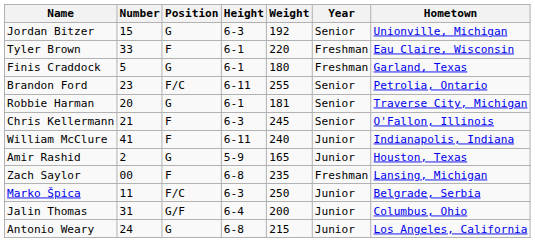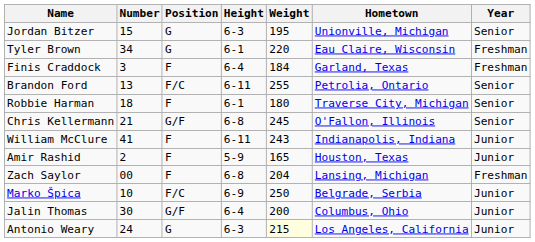columns swapped: (342, 14) <-> (451, 14)
(279, 32) 192 -> (279, 32) 195
(126, 50) 33 -> (126, 50) 34
(168, 50) F -> (168, 50) G
(123, 68) 5 -> (123, 68) 3
(168, 68) G -> (168, 68) F
(234, 68) 6-1 -> (234, 68) 6-4
(279, 68) 180 -> (279, 68) 184
(126, 86) 23 -> (126, 86) 13
(126, 103) 20 -> (126, 103) 18
(168, 103) G -> (168, 103) F
(279, 103) 181 -> (279, 103) 180
(168, 121) F -> (175, 121) G/F
(234, 121) 6-3 -> (234, 121) 6-8
(279, 139) 240 -> (279, 139) 243
(168, 157) G -> (168, 157) F
(279, 175) 235 -> (279, 175) 204
(126, 193) 11 -> (126, 193) 10
(234, 193) 6-3 -> (234, 193) 6-9
(126, 211) 31 -> (126, 211) 30
(234, 229) 6-8 -> (234, 229) 6-3
(279, 229) no background -> (279, 229) lightyellow background
